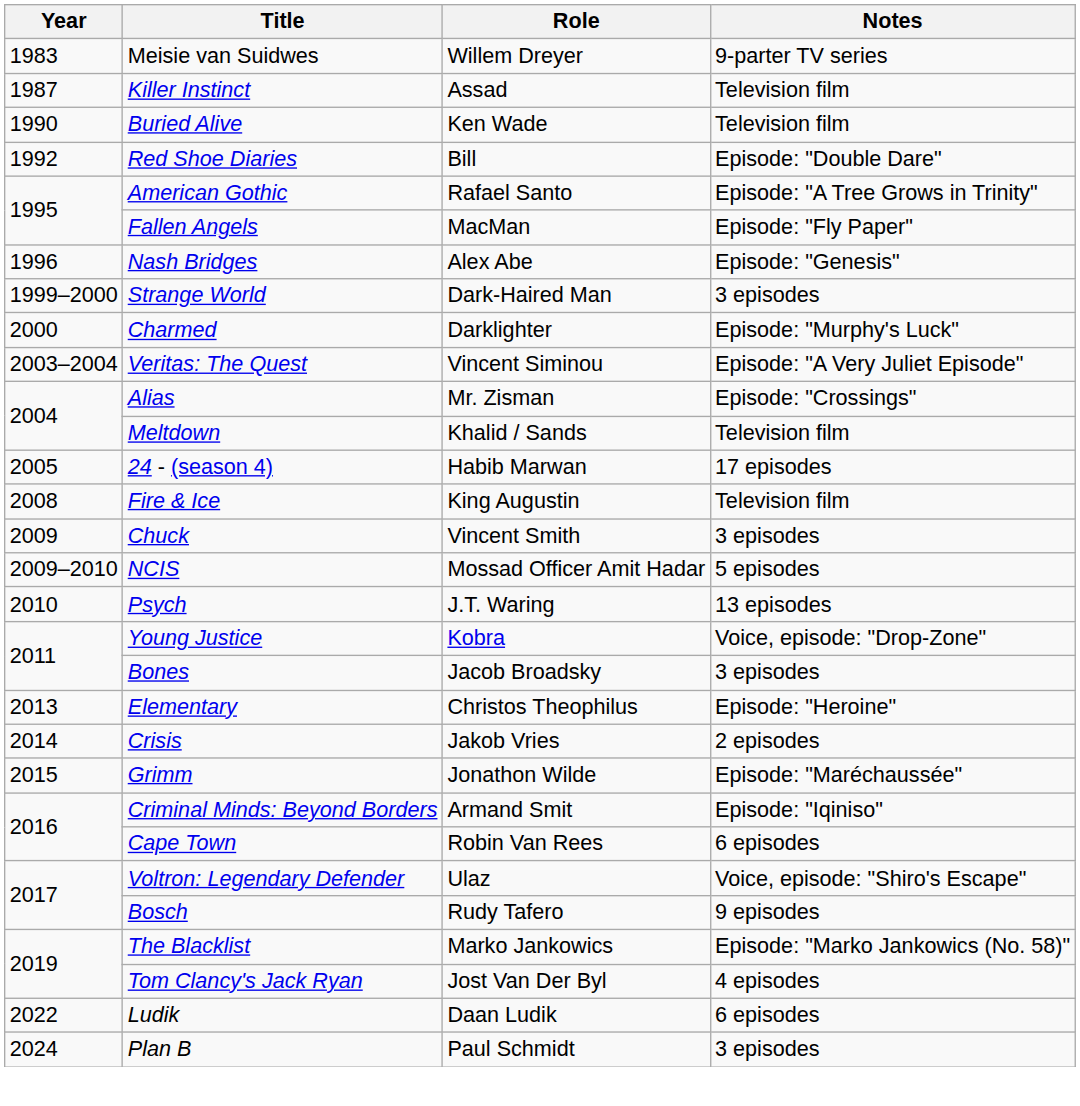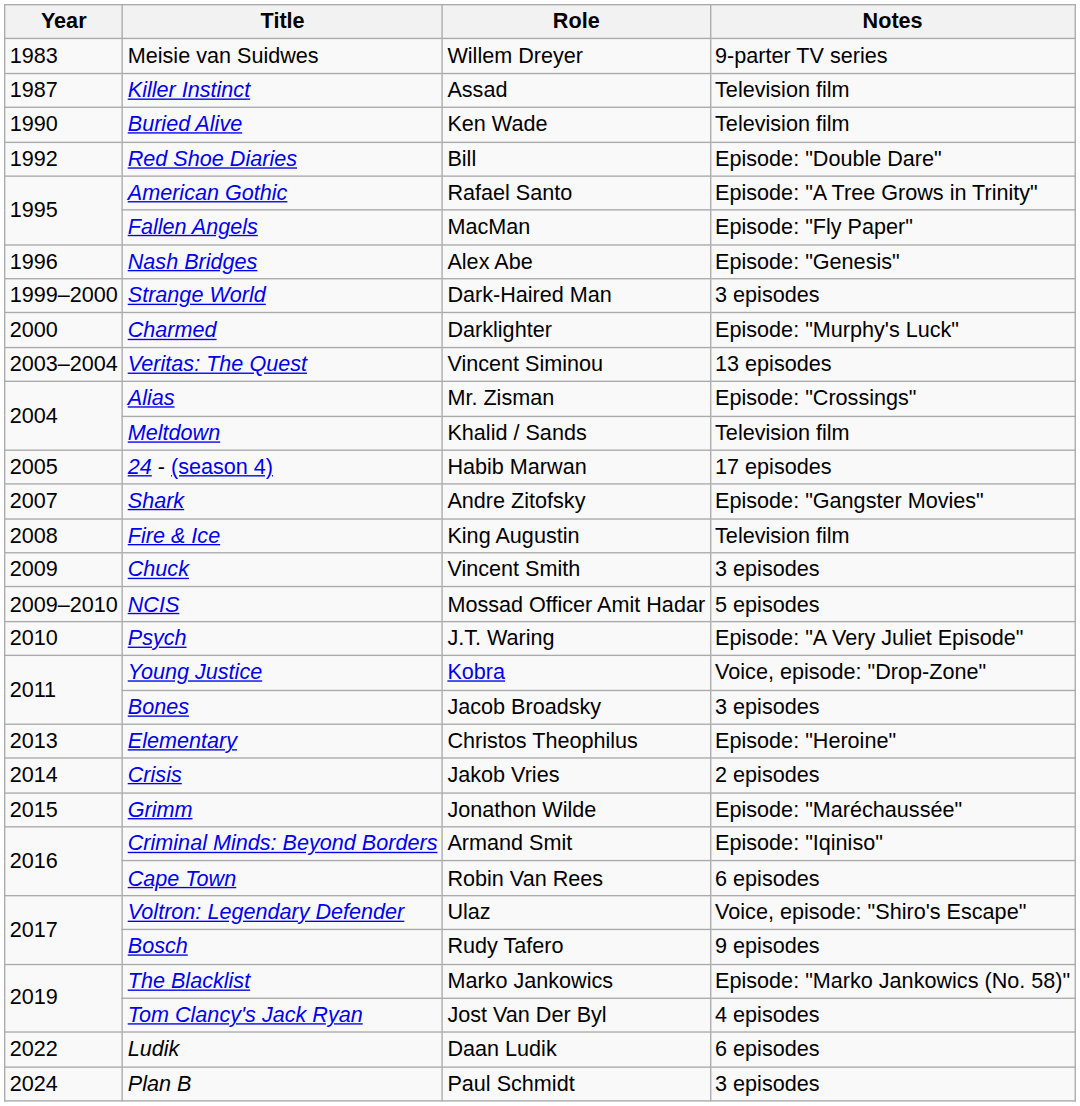(869, 364) Episode: "A Very Juliet Episode" -> (773, 364) 13 episodes
+ row: (156, 501)
(773, 603) 13 episodes -> (869, 638) Episode: "A Very Juliet Episode"
